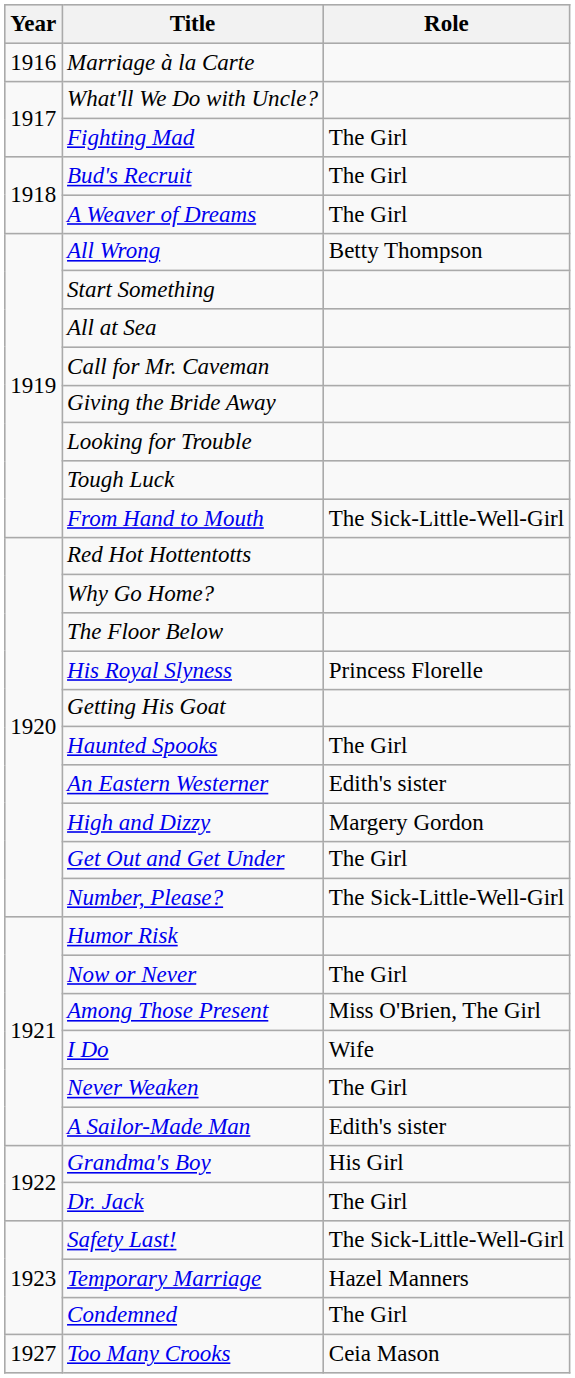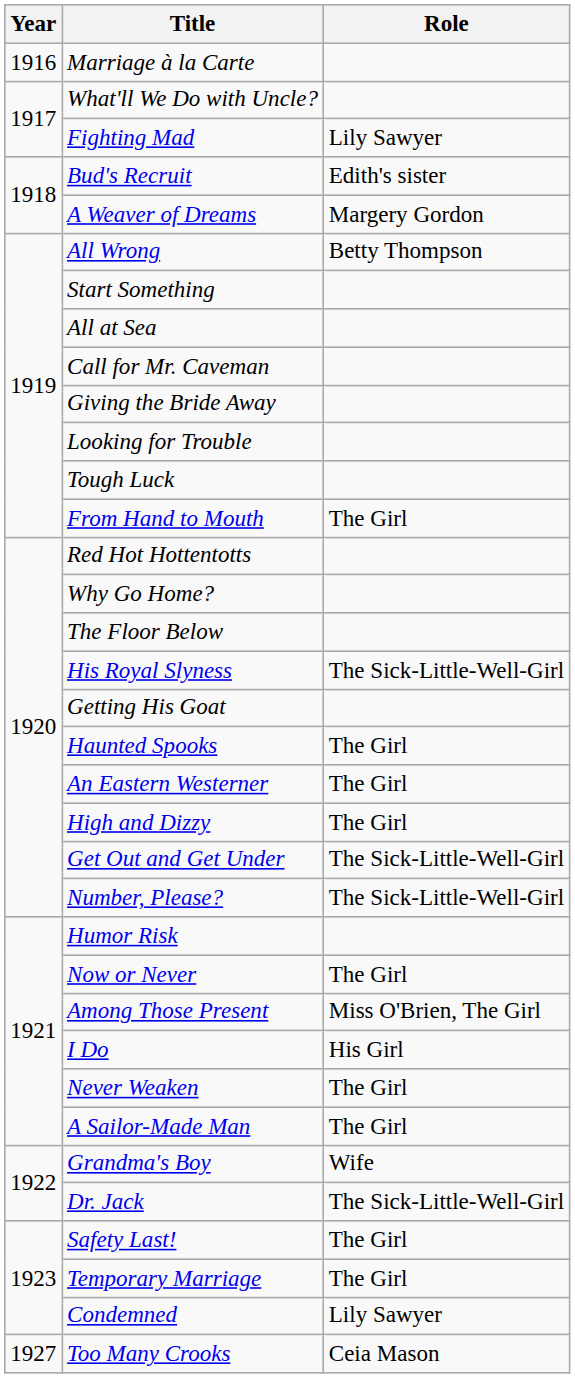(368, 137) The Girl -> (385, 137) Lily Sawyer
(368, 175) The Girl -> (387, 175) Edith's sister
(368, 213) The Girl -> (406, 213) Margery Gordon
(446, 517) The Sick-Little-Well-Girl -> (368, 517) The Girl
(406, 669) Princess Florelle -> (446, 669) The Sick-Little-Well-Girl
(387, 783) Edith's sister -> (368, 783) The Girl
(406, 821) Margery Gordon -> (368, 821) The Girl
(368, 859) The Girl -> (446, 859) The Sick-Little-Well-Girl
(351, 1049) Wife -> (366, 1049) His Girl
(387, 1125) Edith's sister -> (368, 1125) The Girl
(366, 1163) His Girl -> (351, 1163) Wife
(368, 1201) The Girl -> (446, 1201) The Sick-Little-Well-Girl
(446, 1239) The Sick-Little-Well-Girl -> (368, 1239) The Girl
(399, 1277) Hazel Manners -> (368, 1277) The Girl
(368, 1315) The Girl -> (385, 1315) Lily Sawyer
